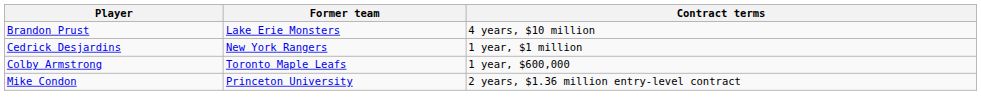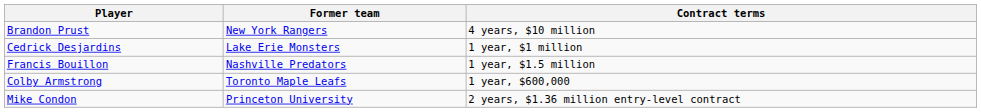(283, 30) Lake Erie Monsters -> (277, 30) New York Rangers
(277, 47) New York Rangers -> (283, 47) Lake Erie Monsters
+ row: (58, 64)
